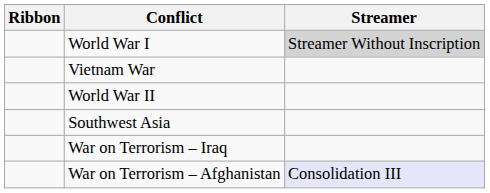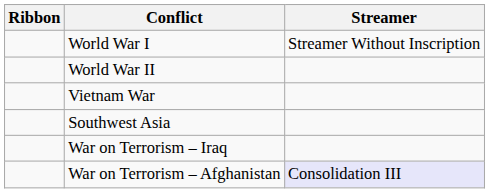(384, 43) lightgrey background -> (384, 43) no background
rows swapped: (112, 95) <-> (111, 69)
